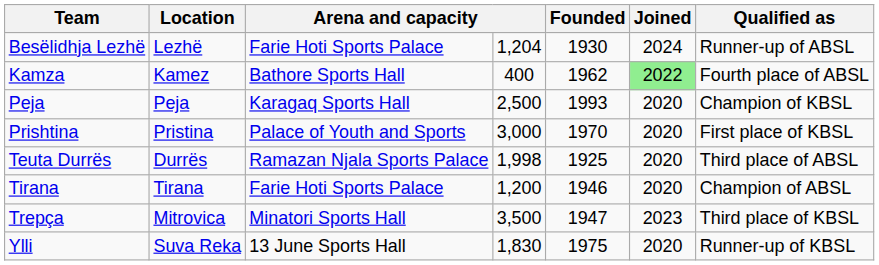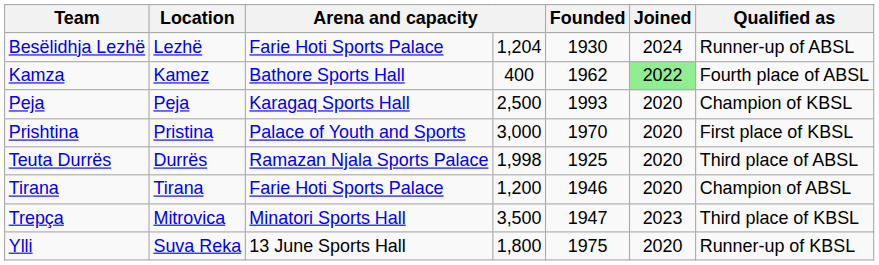(519, 246) 1,830 -> (519, 246) 1,800
